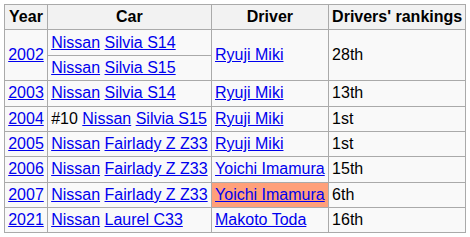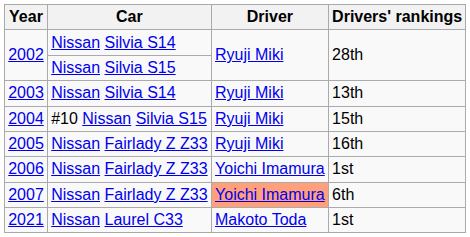(343, 118) 1st -> (348, 118) 15th
(343, 144) 1st -> (348, 144) 16th
(348, 169) 15th -> (343, 169) 1st
(348, 220) 16th -> (343, 220) 1st
